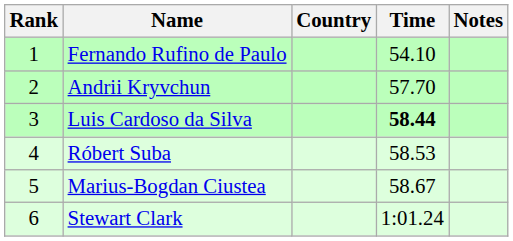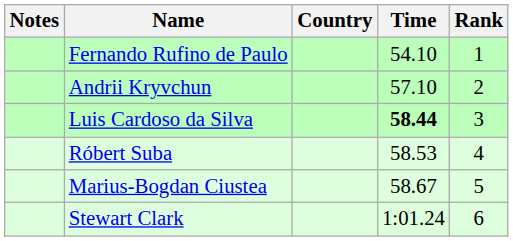columns swapped: (34, 20) <-> (478, 20)
(412, 86) 57.70 -> (413, 86) 57.10
